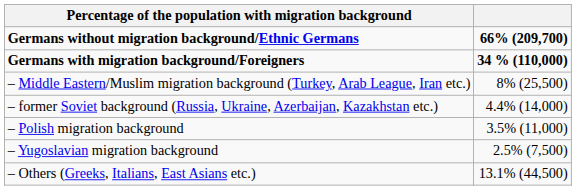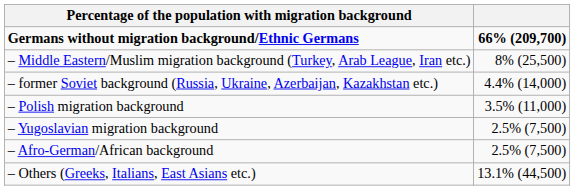- row: (156, 60)
+ row: (111, 151)
